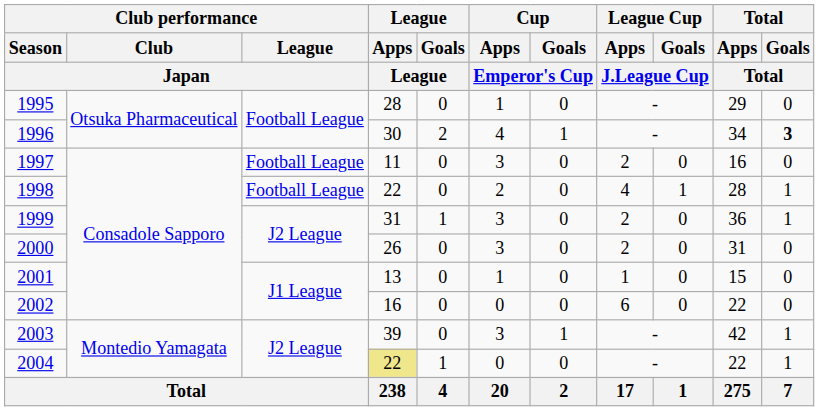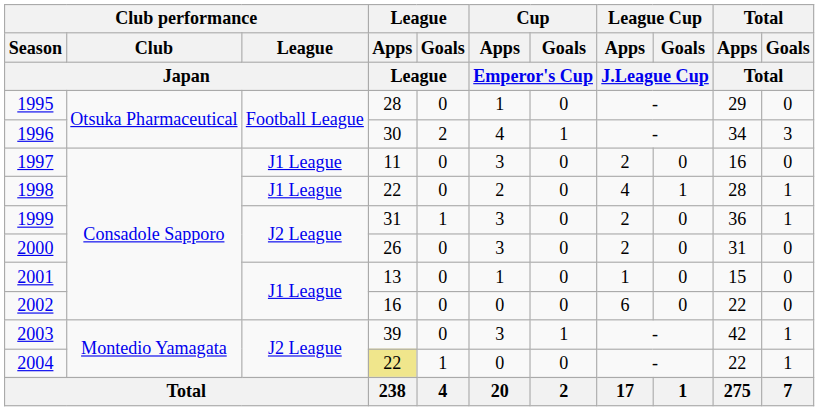(788, 133) bold -> (788, 133) normal
(305, 162) Football League -> (305, 162) J1 League
(305, 190) Football League -> (305, 190) J1 League
